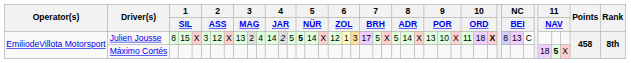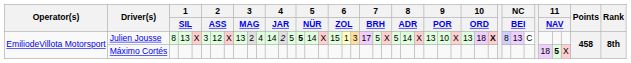(185, 38) 15 -> (185, 38) 13
(335, 38) 12 -> (335, 38) 15
(467, 38) 11 -> (468, 38) 13
